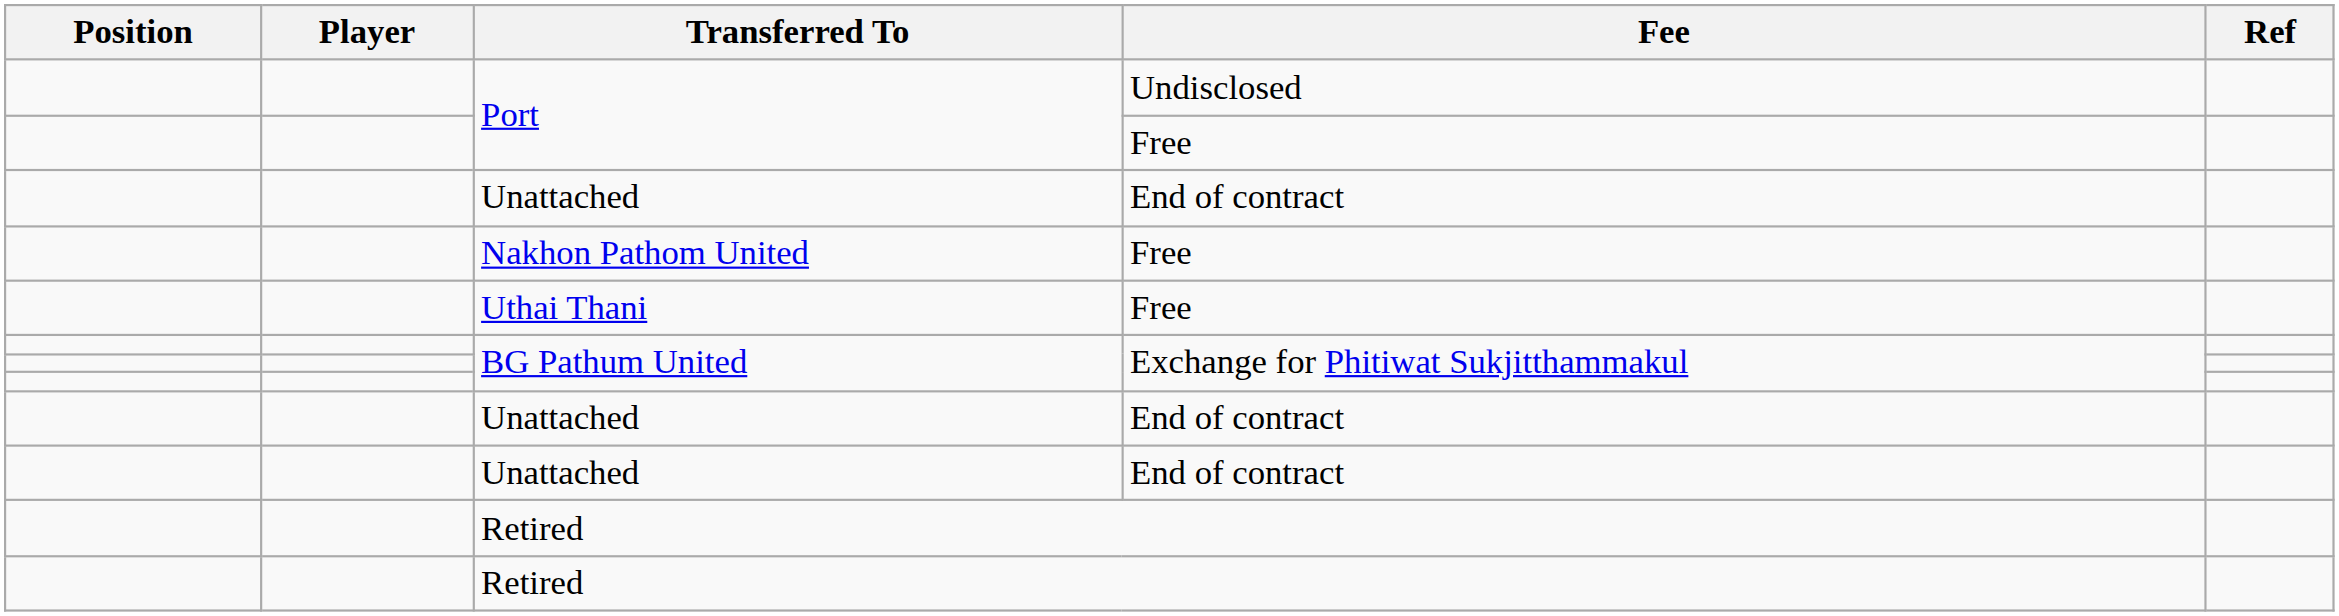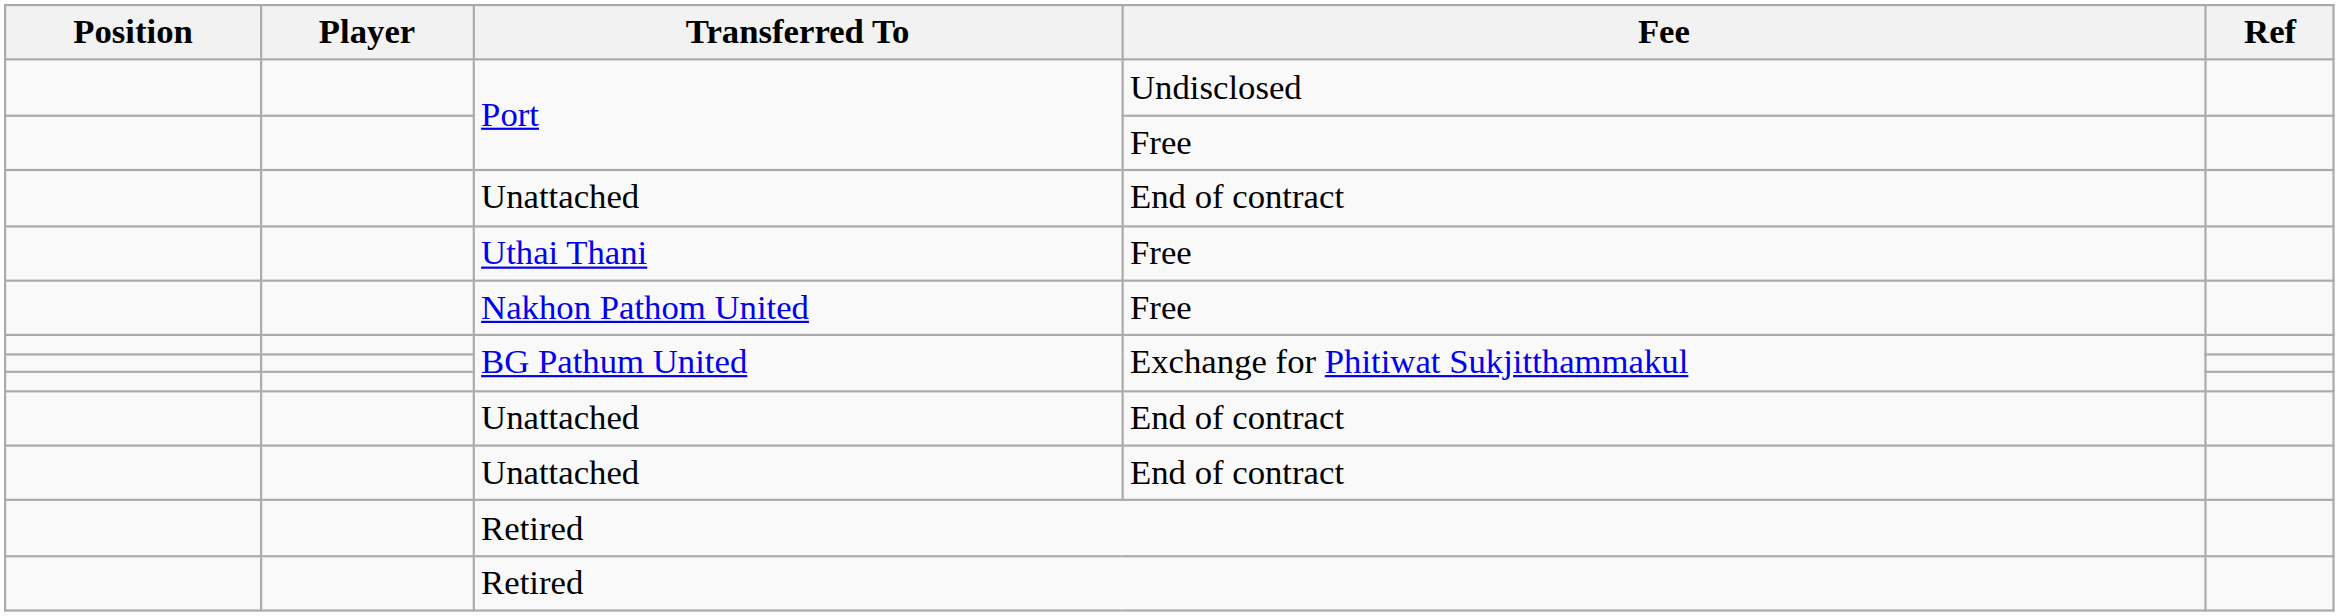rows swapped: (564, 307) <-> (645, 252)
